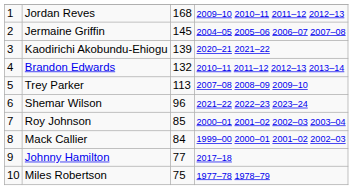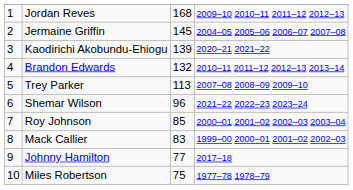(179, 139) 84 -> (179, 139) 83
